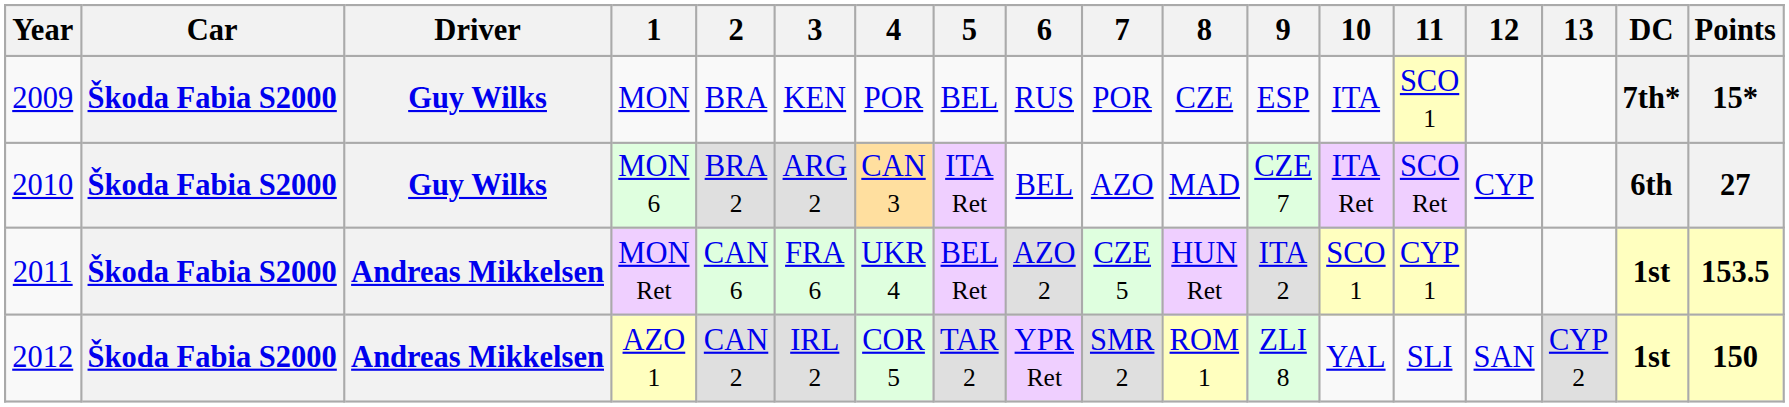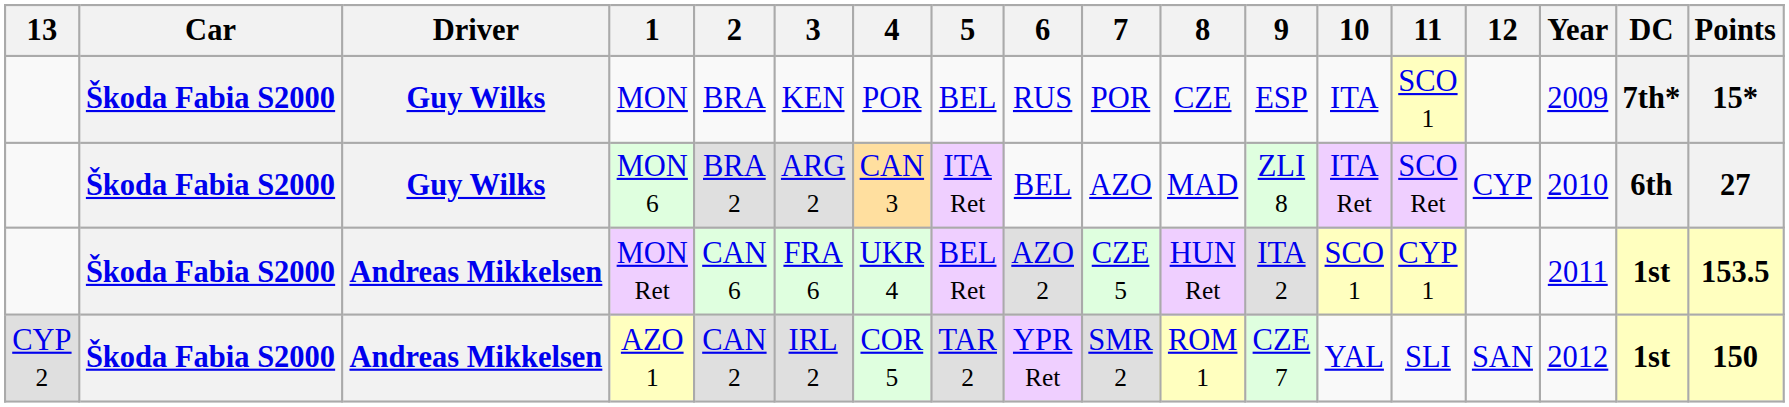columns swapped: (43, 30) <-> (1579, 30)
(1283, 184) CZE 7 -> (1281, 184) ZLI 8
(1283, 357) ZLI 8 -> (1281, 357) CZE 7
